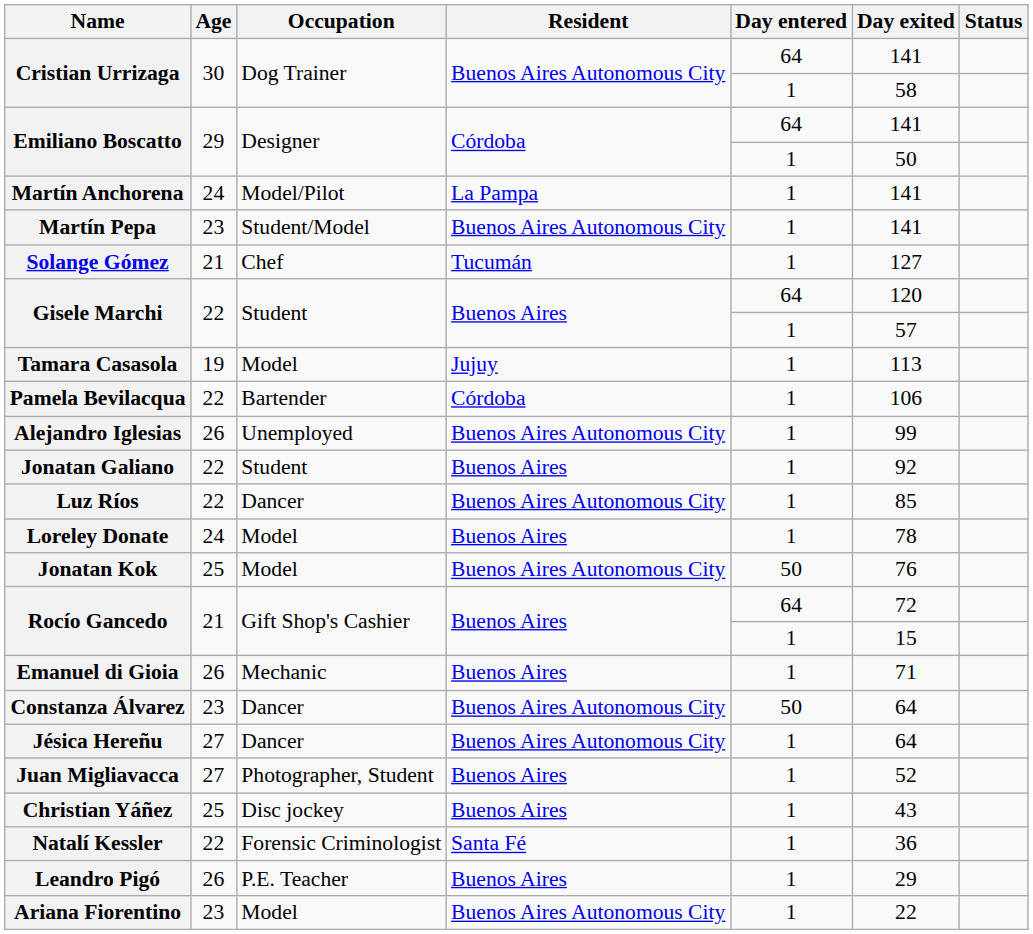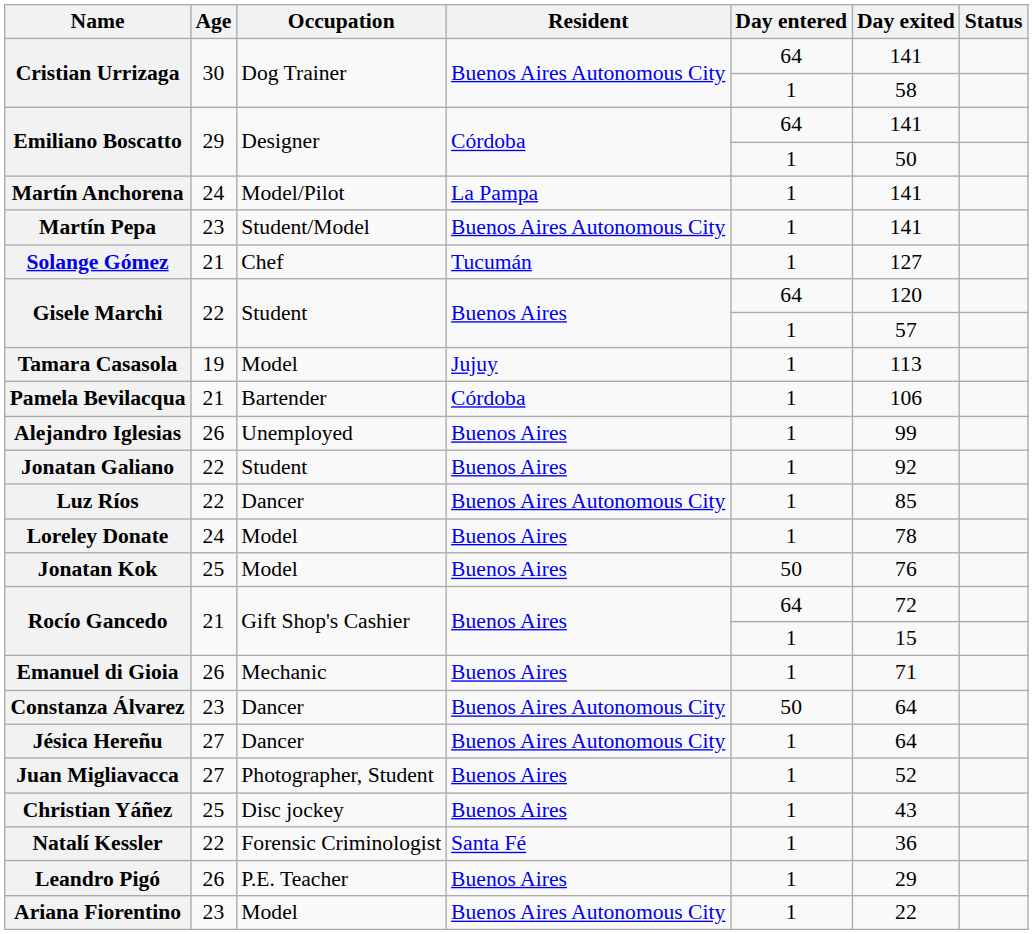(213, 398) 22 -> (213, 398) 21
(588, 432) Buenos Aires Autonomous City -> (509, 432) Buenos Aires
(588, 569) Buenos Aires Autonomous City -> (509, 569) Buenos Aires
